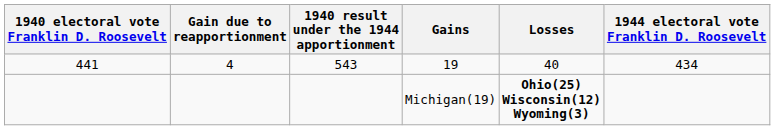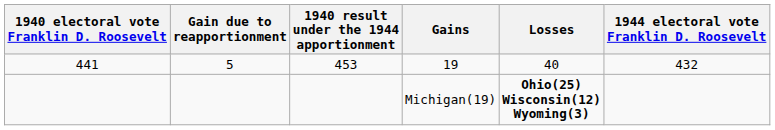(230, 64) 4 -> (230, 64) 5
(346, 64) 543 -> (346, 64) 453
(687, 64) 434 -> (687, 64) 432
